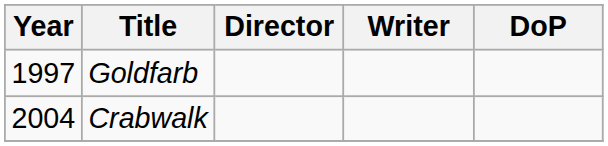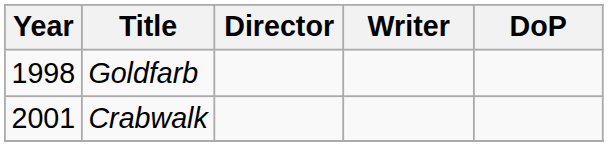(43, 72) 1997 -> (43, 72) 1998
(43, 118) 2004 -> (43, 118) 2001
